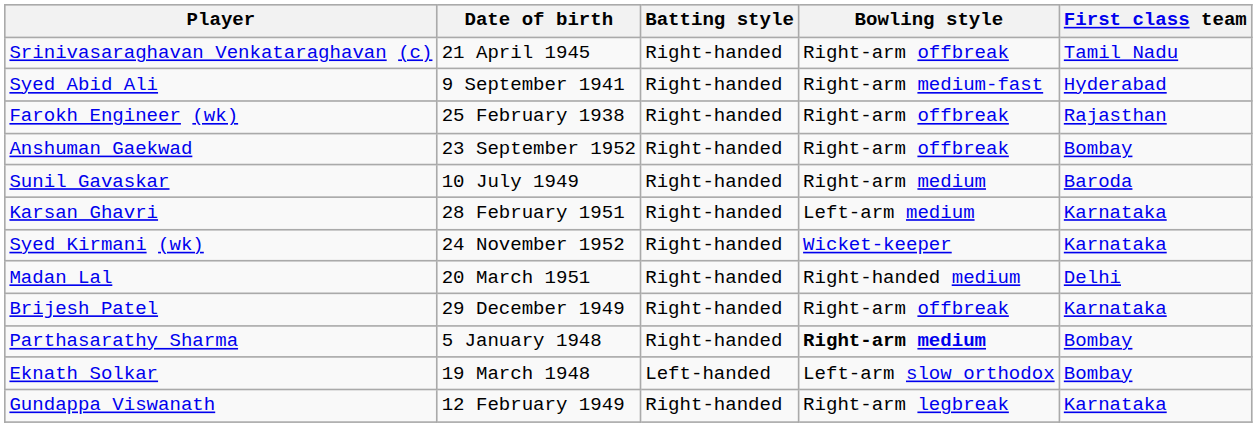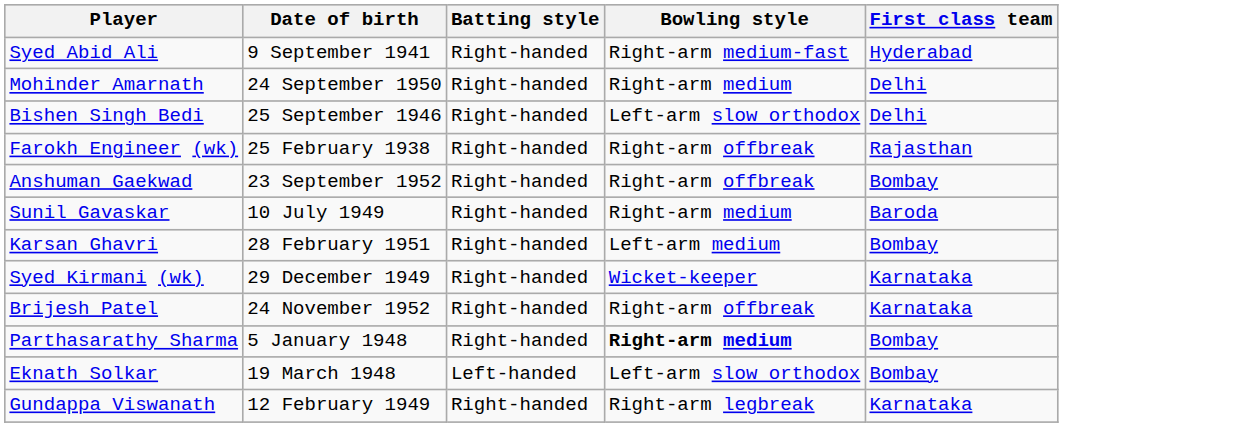- row: (221, 53)
+ row: (107, 85)
+ row: (107, 117)
(1115, 213) Karnataka -> (904, 245) Bombay
(533, 245) 24 November 1952 -> (339, 277) 29 December 1949
- row: (61, 277)
(533, 309) 29 December 1949 -> (339, 309) 24 November 1952
